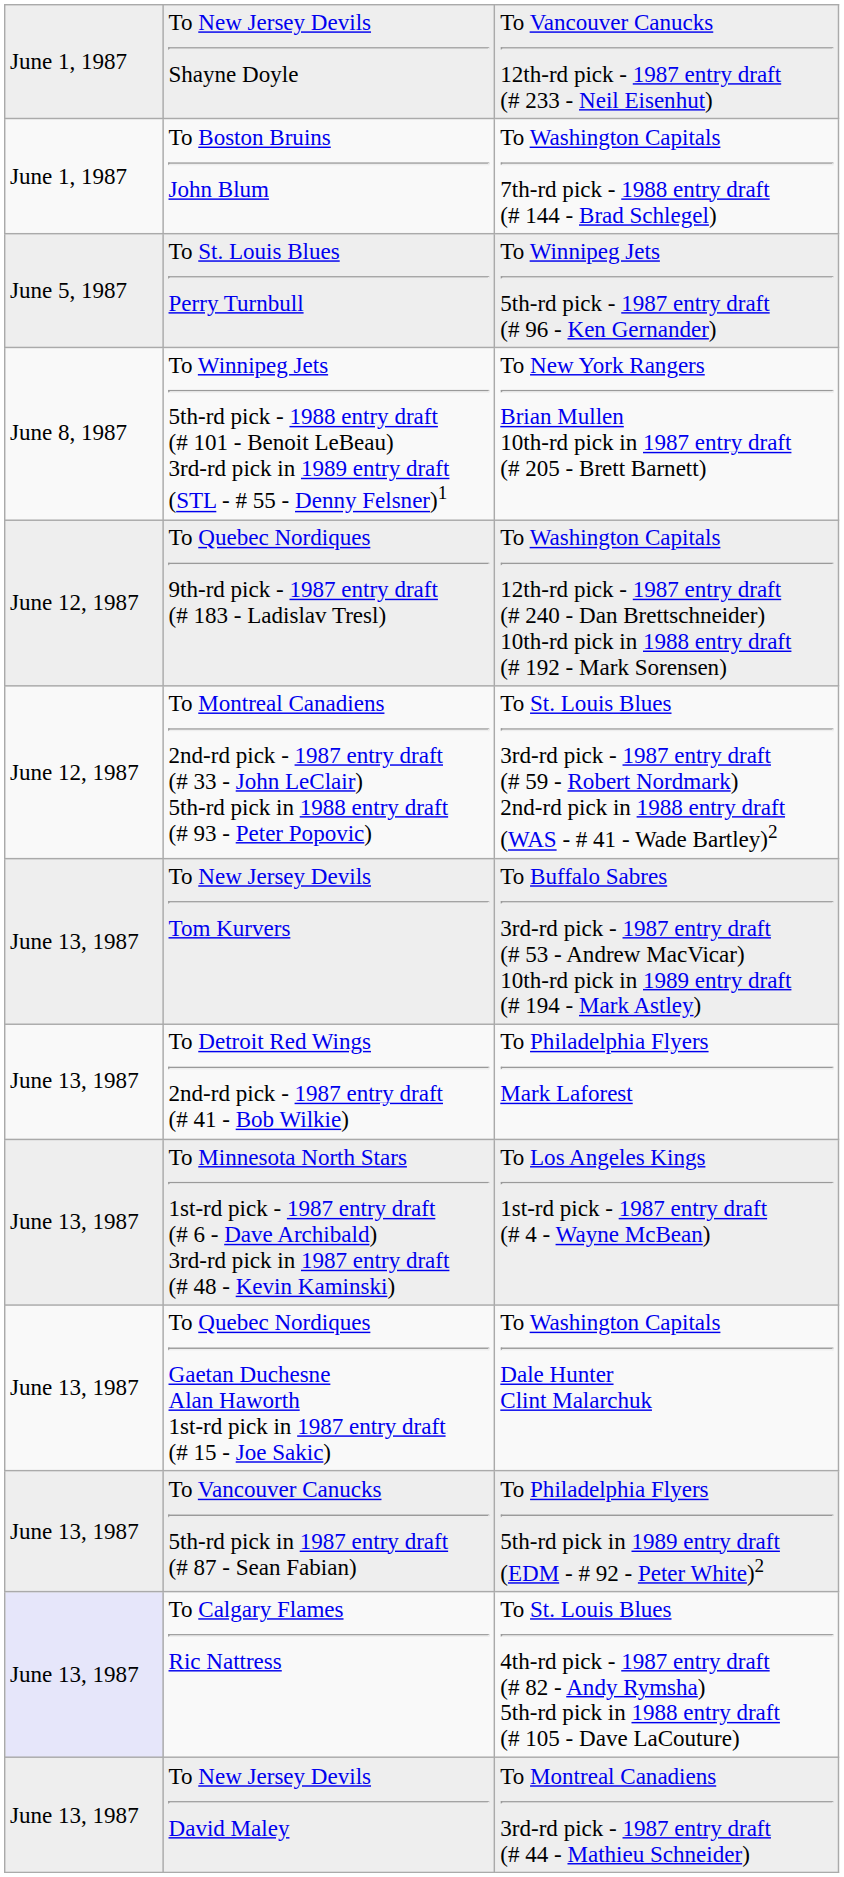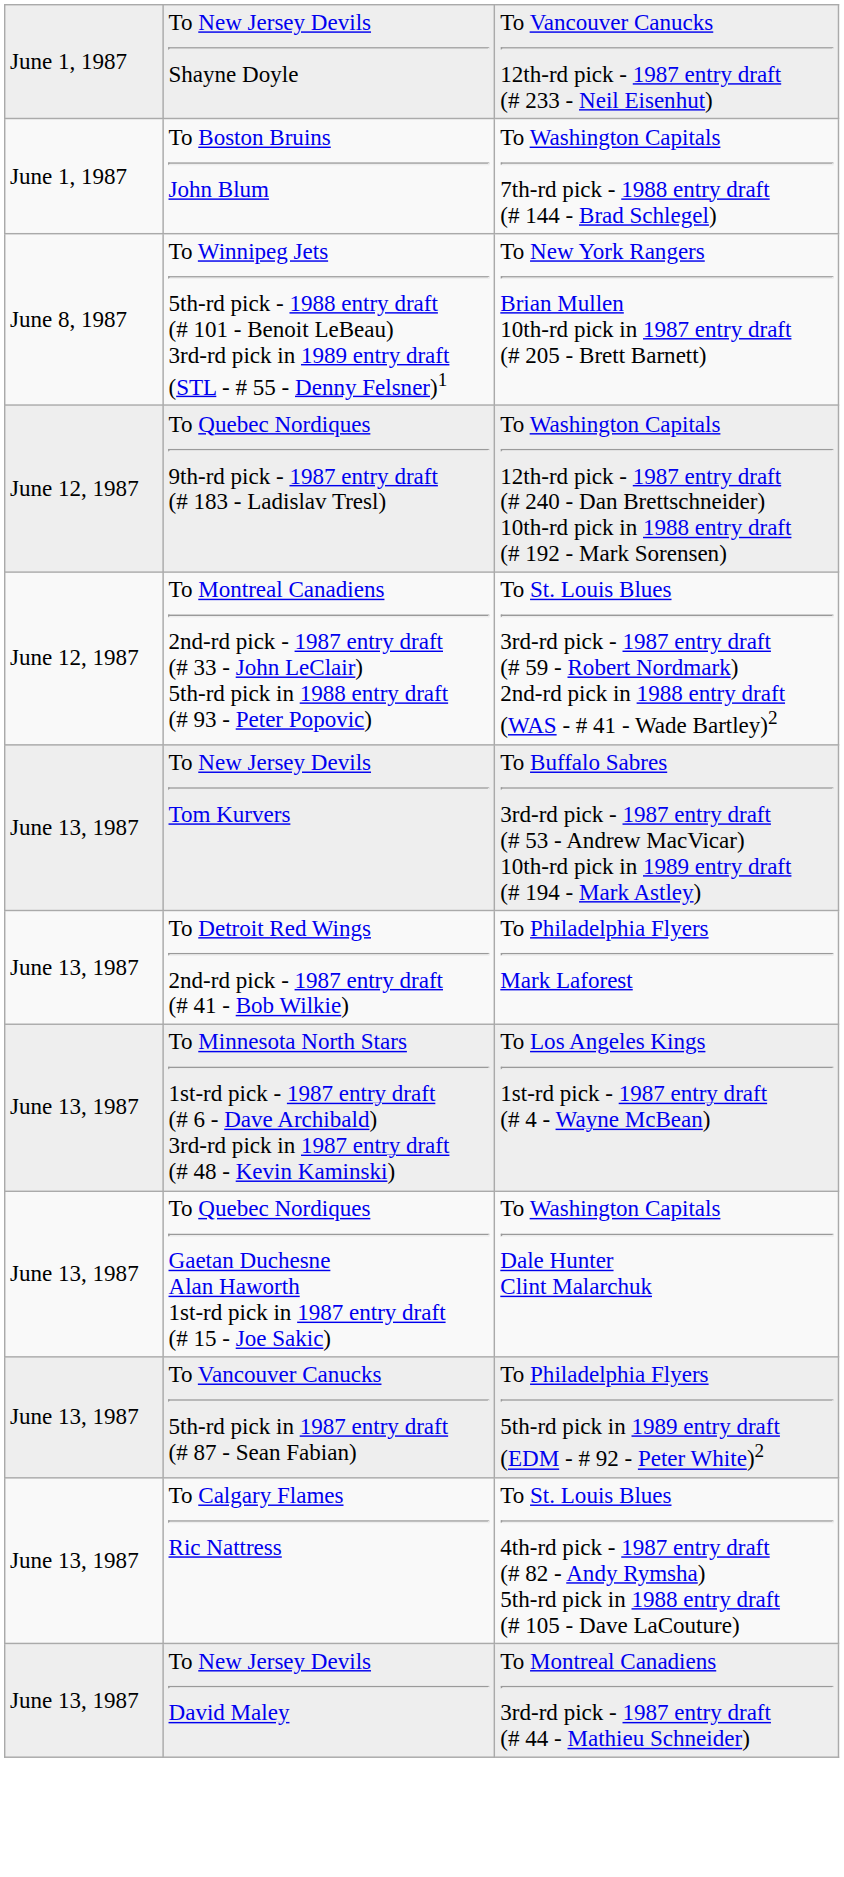- row: (329, 277)
(74, 1674) lavender background -> (74, 1560) no background
